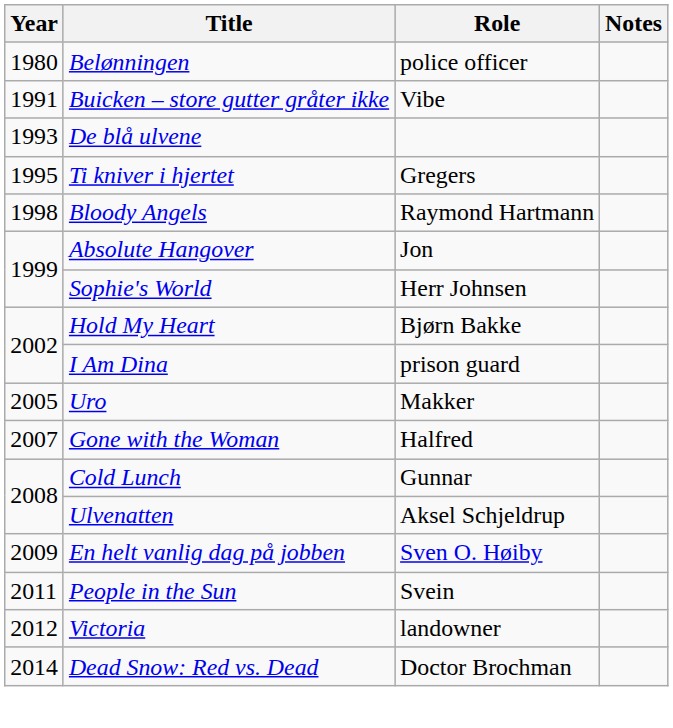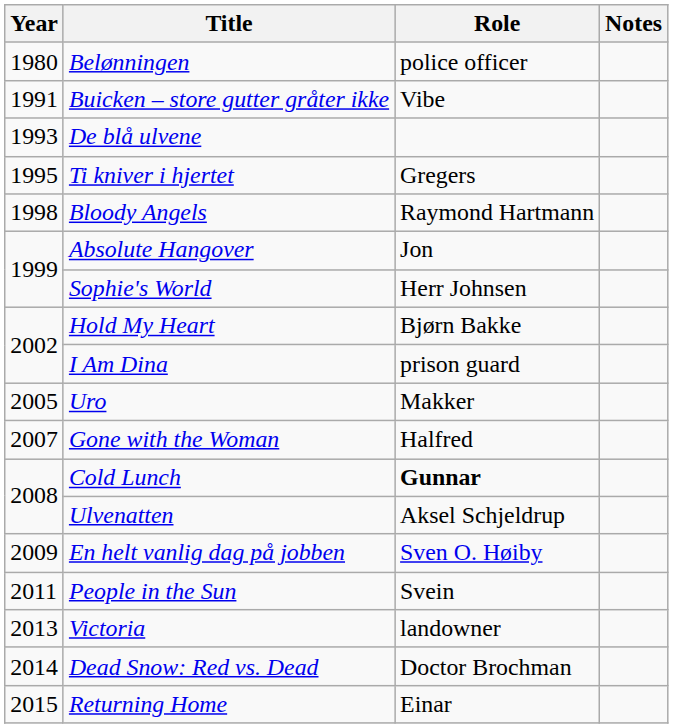(436, 477) normal -> (441, 477) bold
(34, 628) 2012 -> (34, 628) 2013
+ row: (148, 703)
